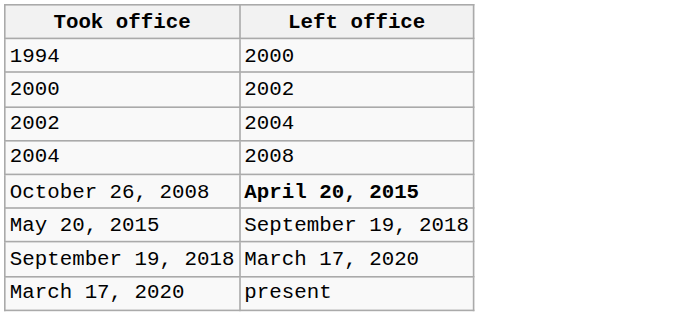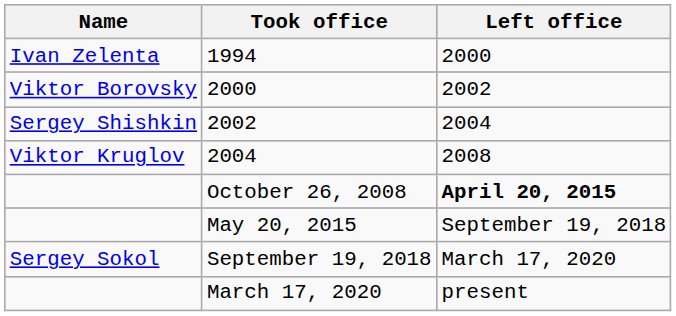+ column: (103, 22)
